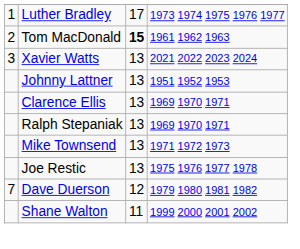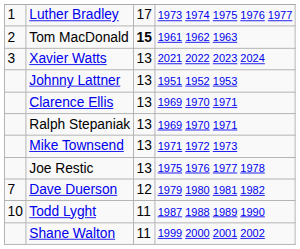+ row: (63, 211)
